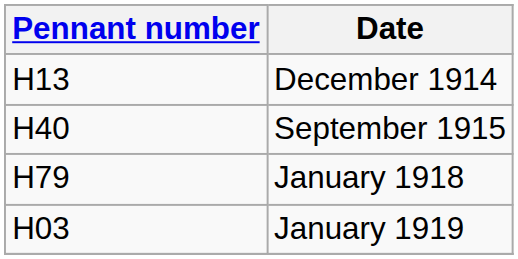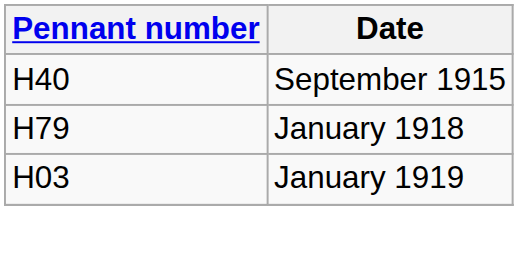- row: (386, 79)
